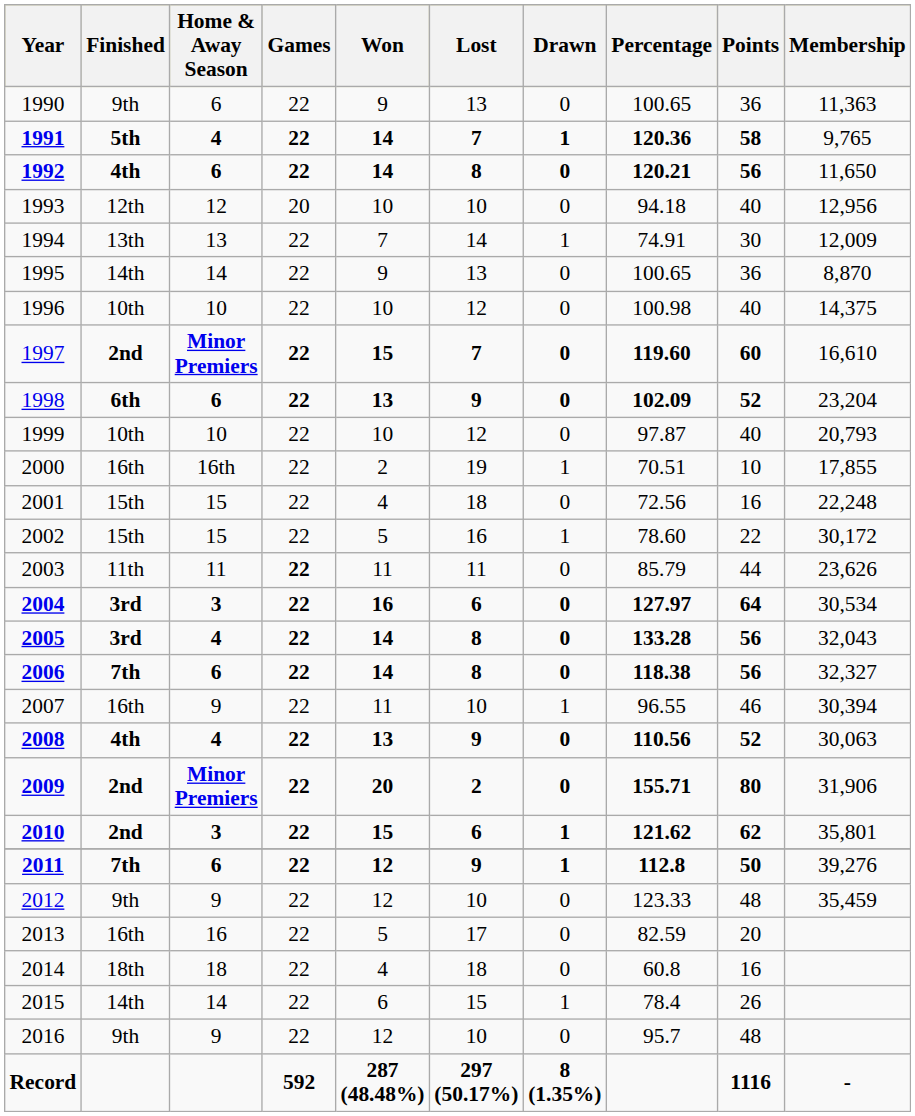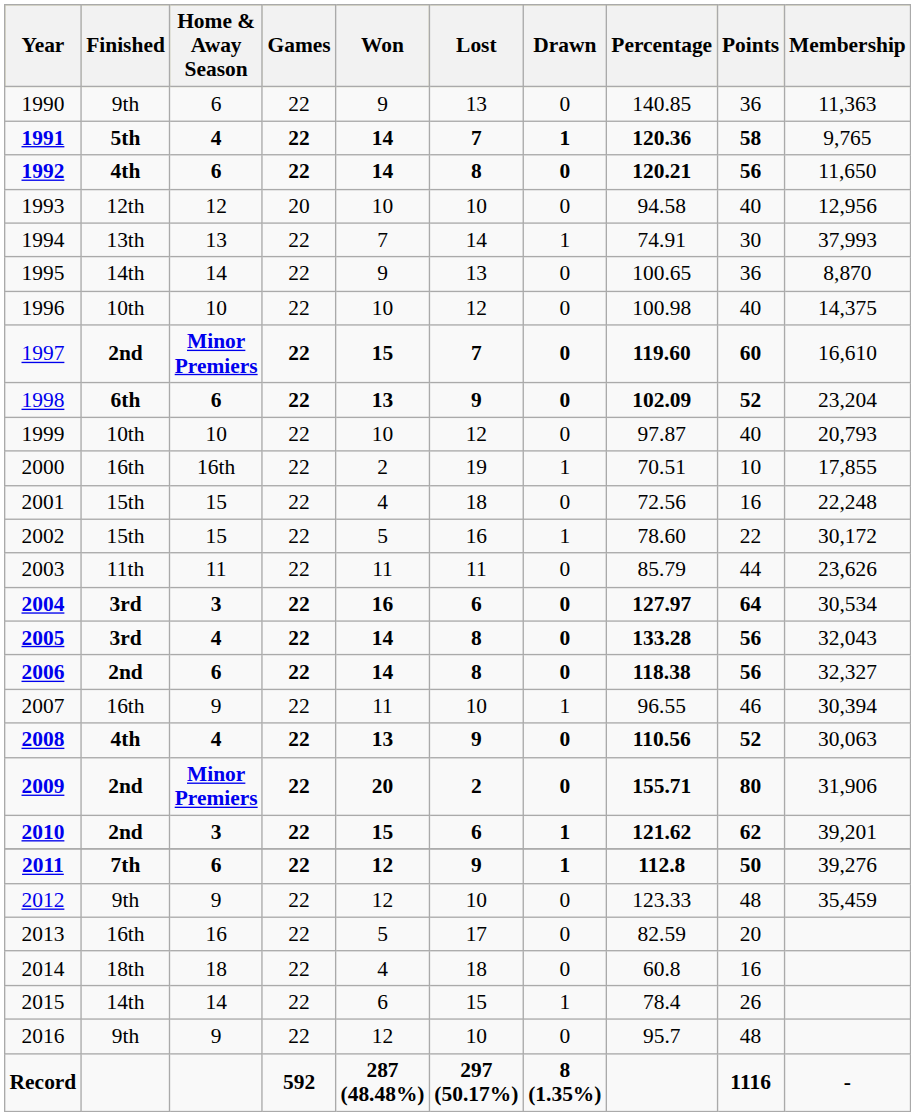(662, 103) 100.65 -> (662, 103) 140.85
(662, 205) 94.18 -> (662, 205) 94.58
(847, 239) 12,009 -> (847, 239) 37,993
(299, 569) bold -> (299, 569) normal
(125, 671) 7th -> (125, 671) 2nd
(847, 832) 35,801 -> (847, 832) 39,201
